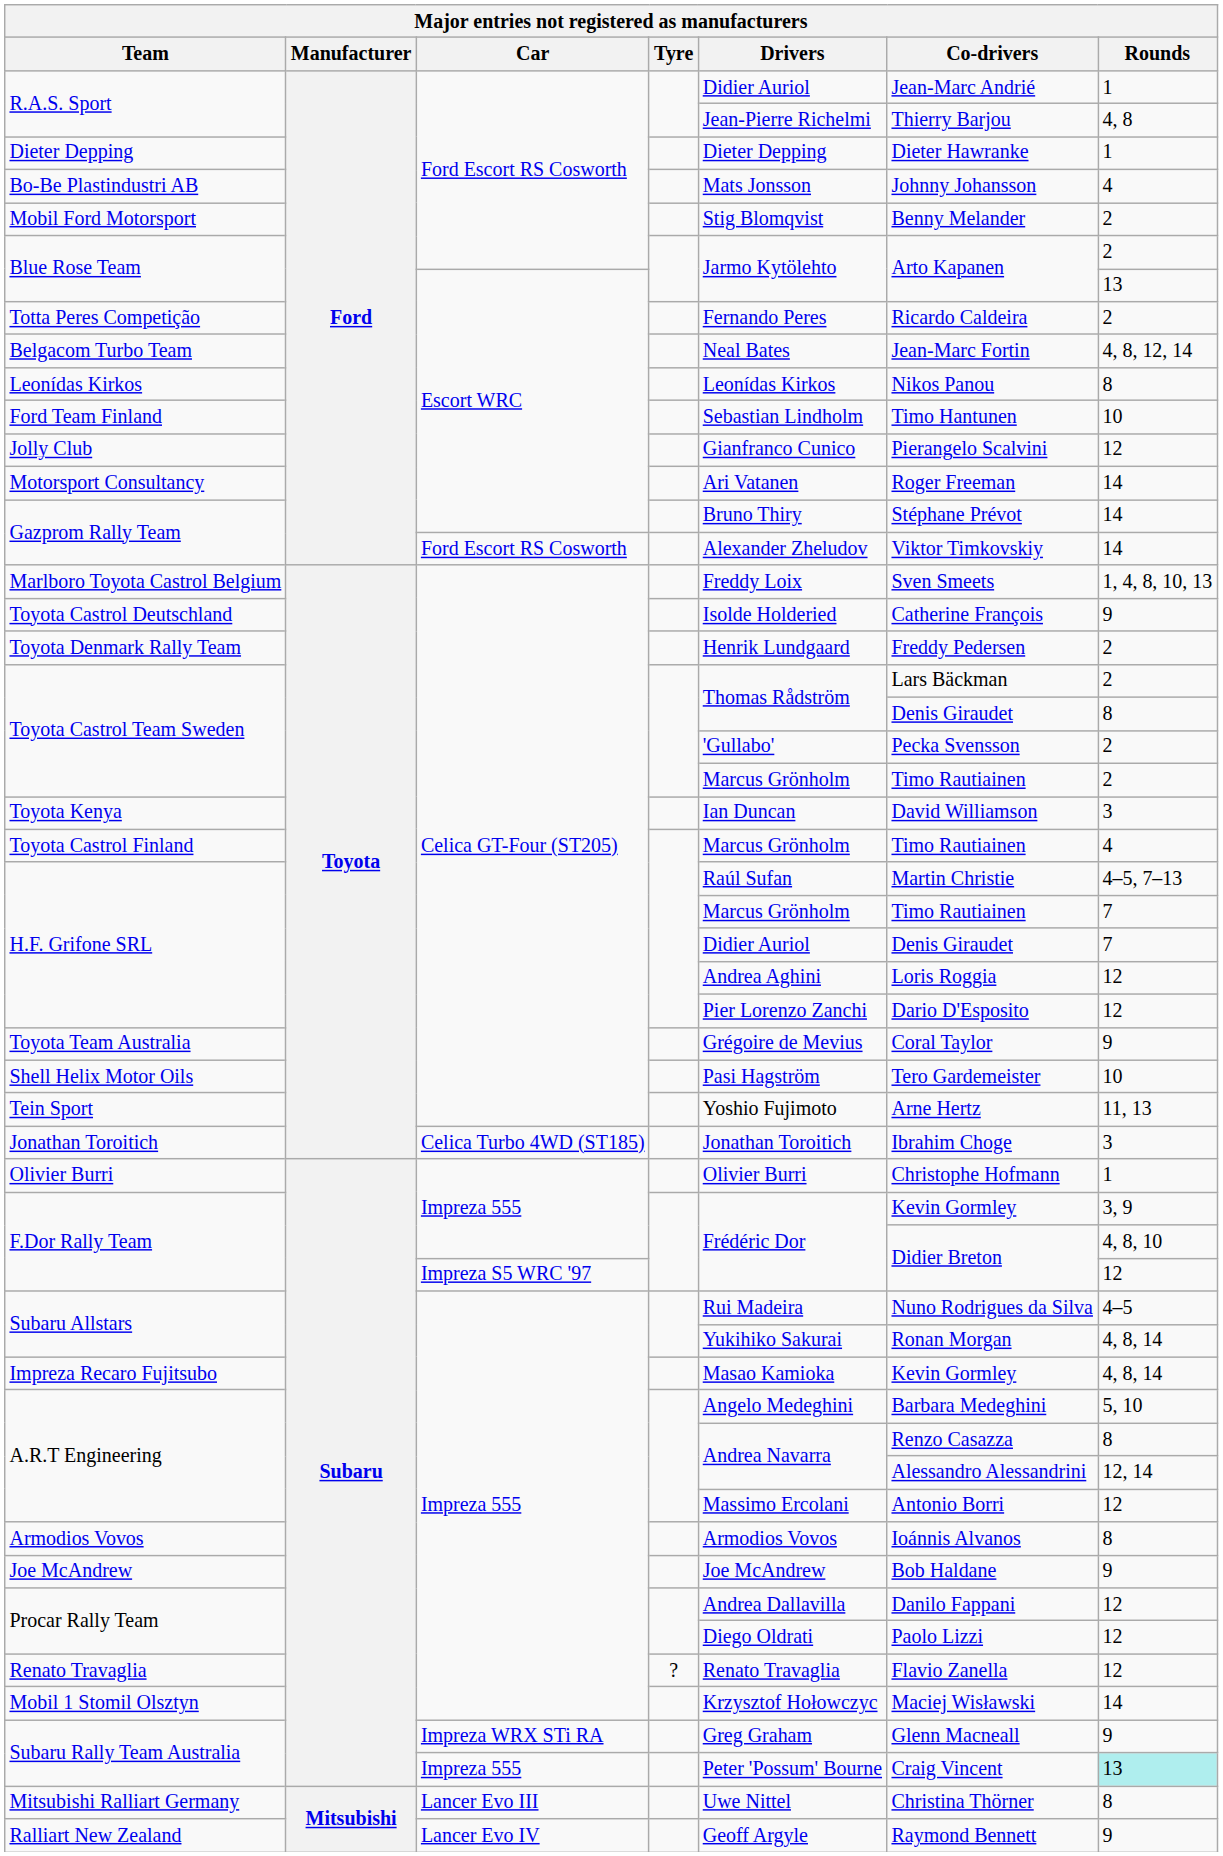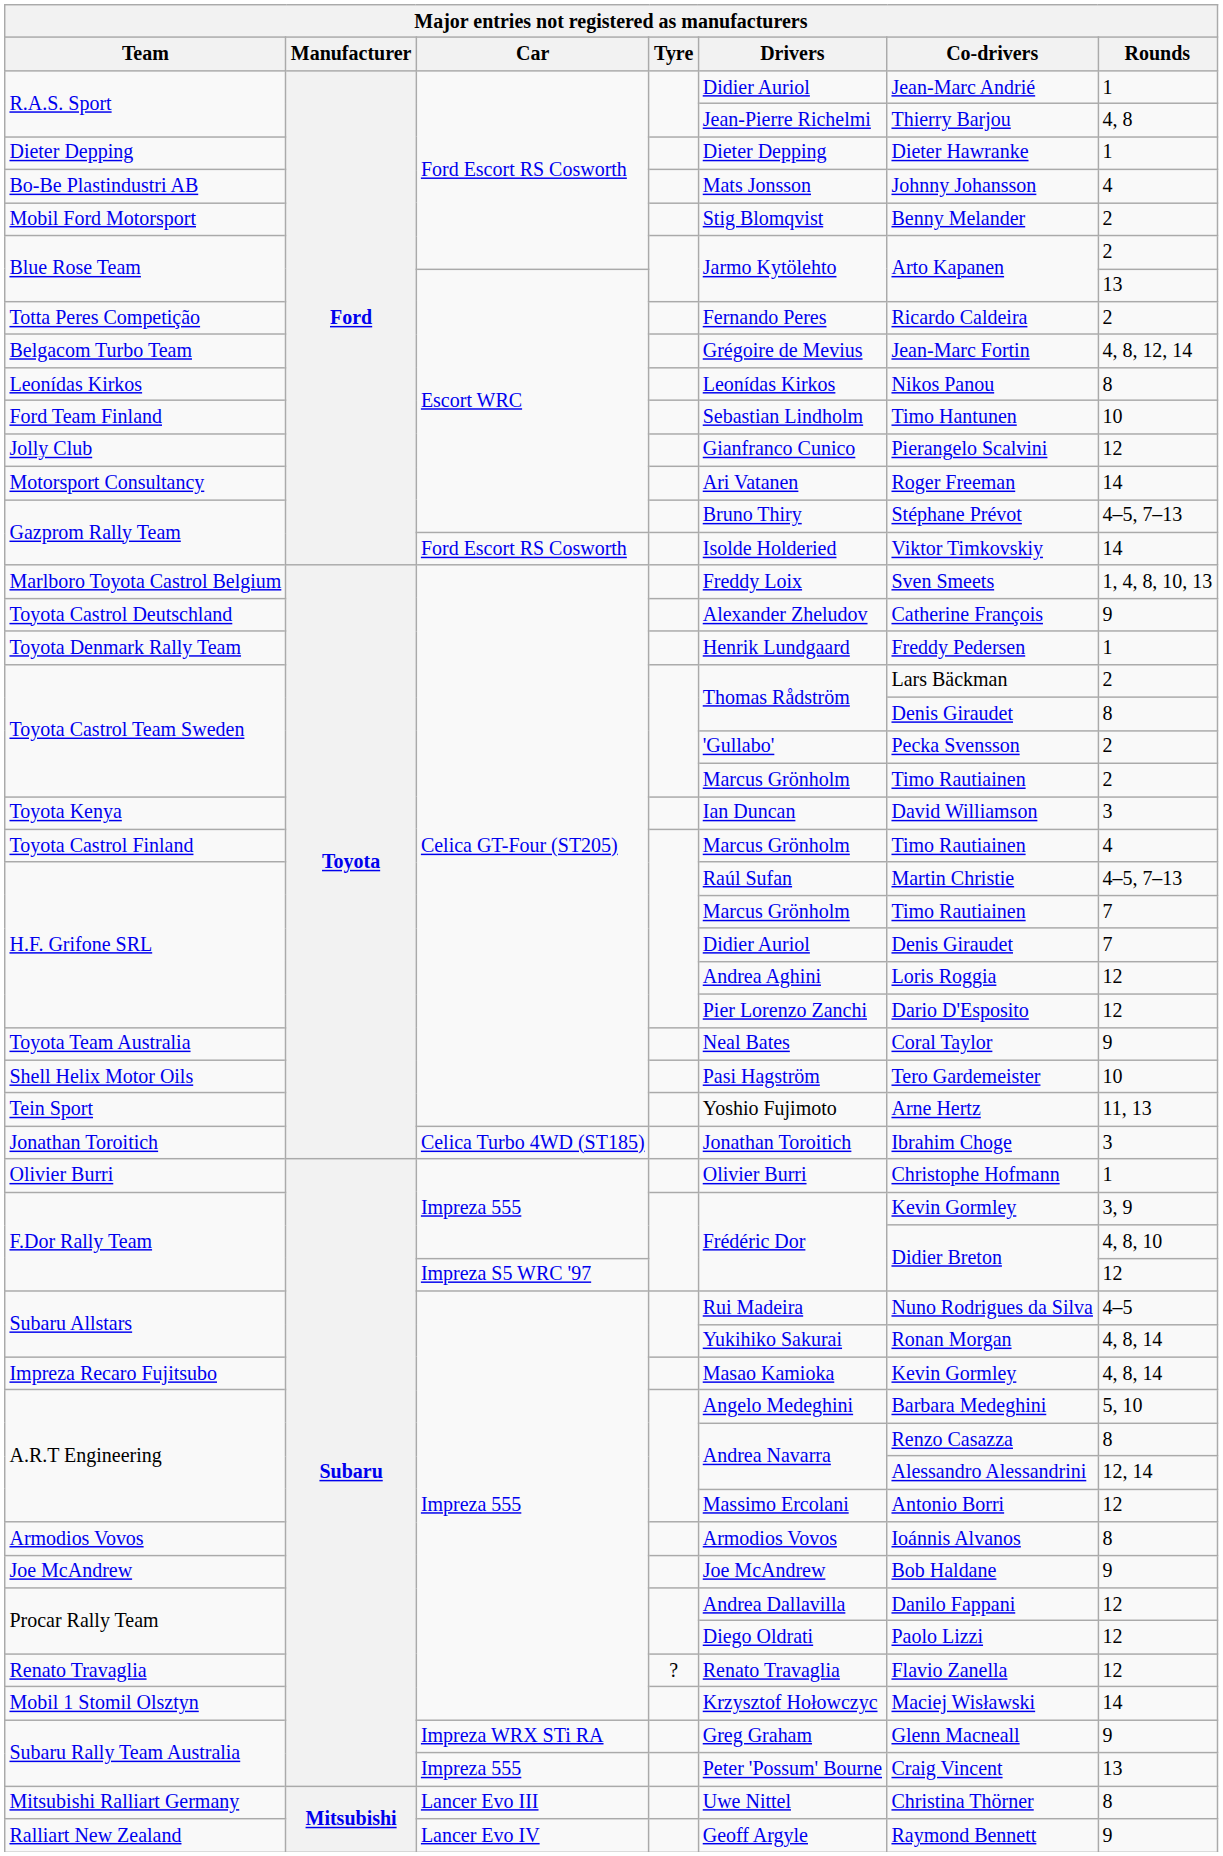(746, 350) Neal Bates -> (783, 350) Grégoire de Mevius
(1112, 515) 14 -> (1142, 515) 4–5, 7–13
(785, 548) Alexander Zheludov -> (770, 548) Isolde Holderied
(770, 614) Isolde Holderied -> (785, 614) Alexander Zheludov
(1107, 647) 2 -> (1107, 647) 1
(783, 1043) Grégoire de Mevius -> (746, 1043) Neal Bates
(1112, 1768) paleturquoise background -> (1112, 1768) no background
